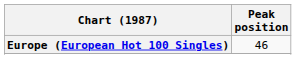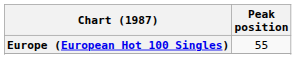(261, 45) 46 -> (261, 45) 55
